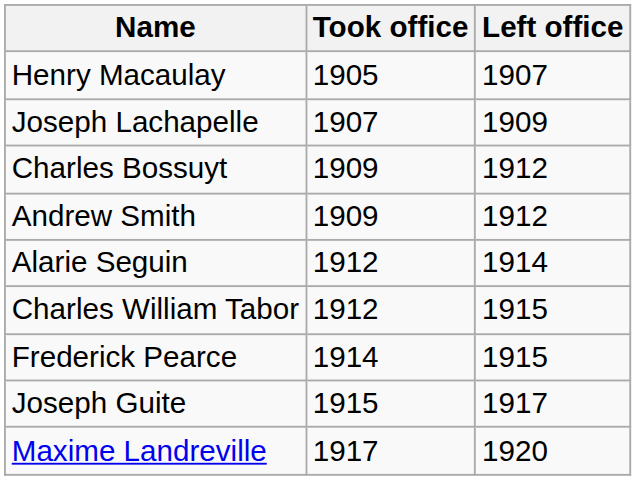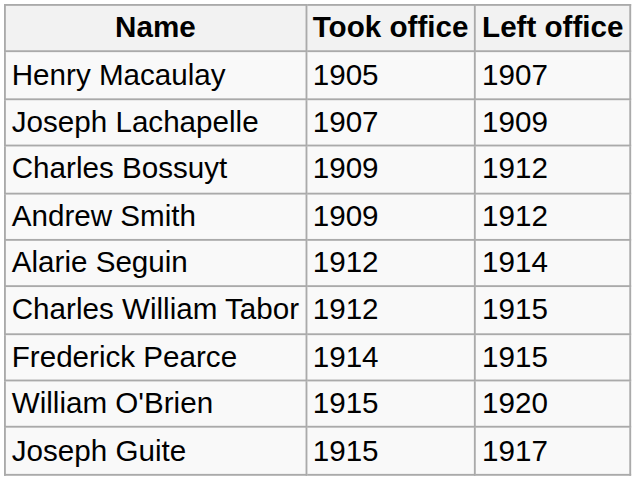+ row: (112, 403)
- row: (139, 450)
